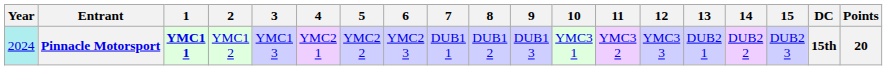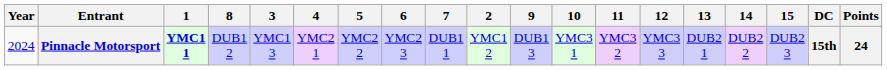columns swapped: (231, 15) <-> (490, 15)
(21, 45) paleturquoise background -> (21, 45) no background
(861, 45) 20 -> (861, 45) 24
